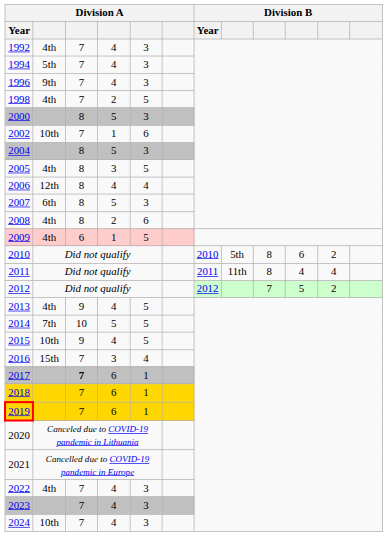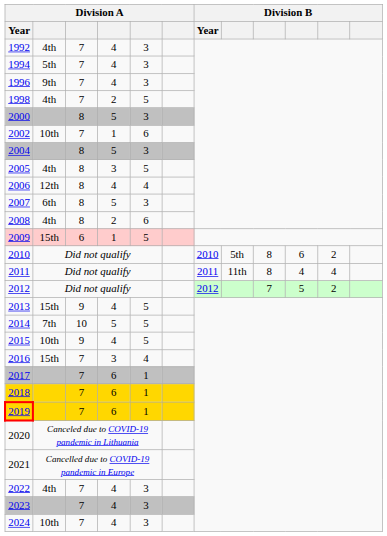(49, 237) 4th -> (49, 237) 15th
(49, 306) 4th -> (49, 306) 15th
(81, 375) bold -> (81, 375) normal
